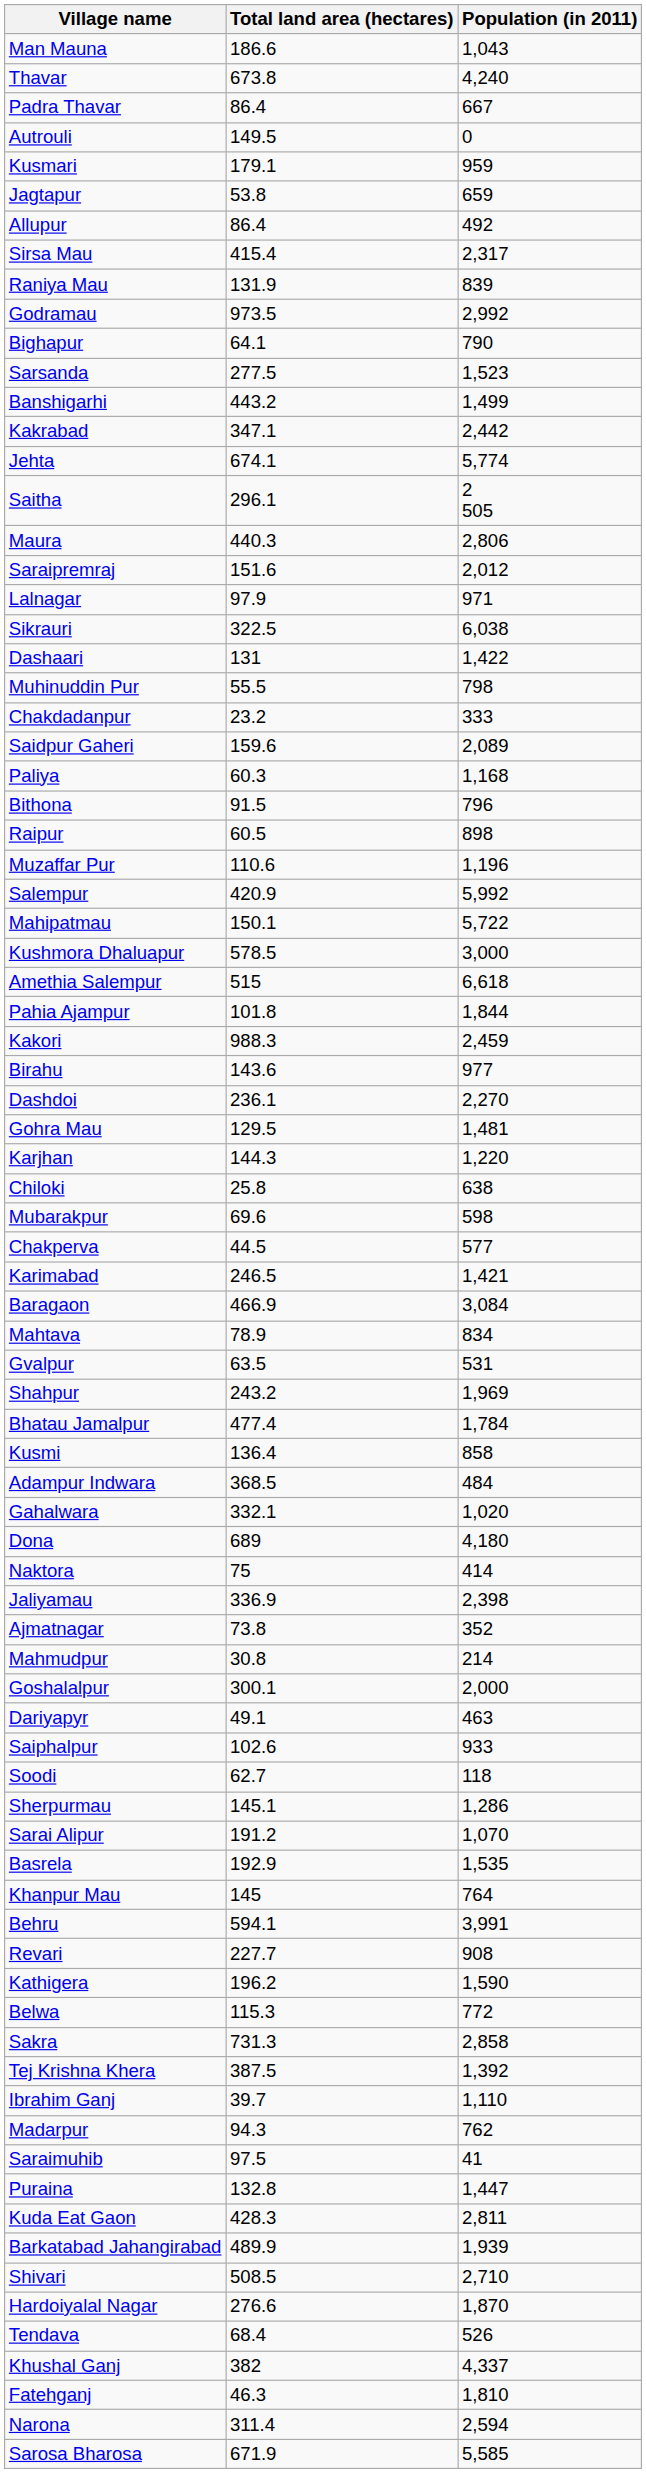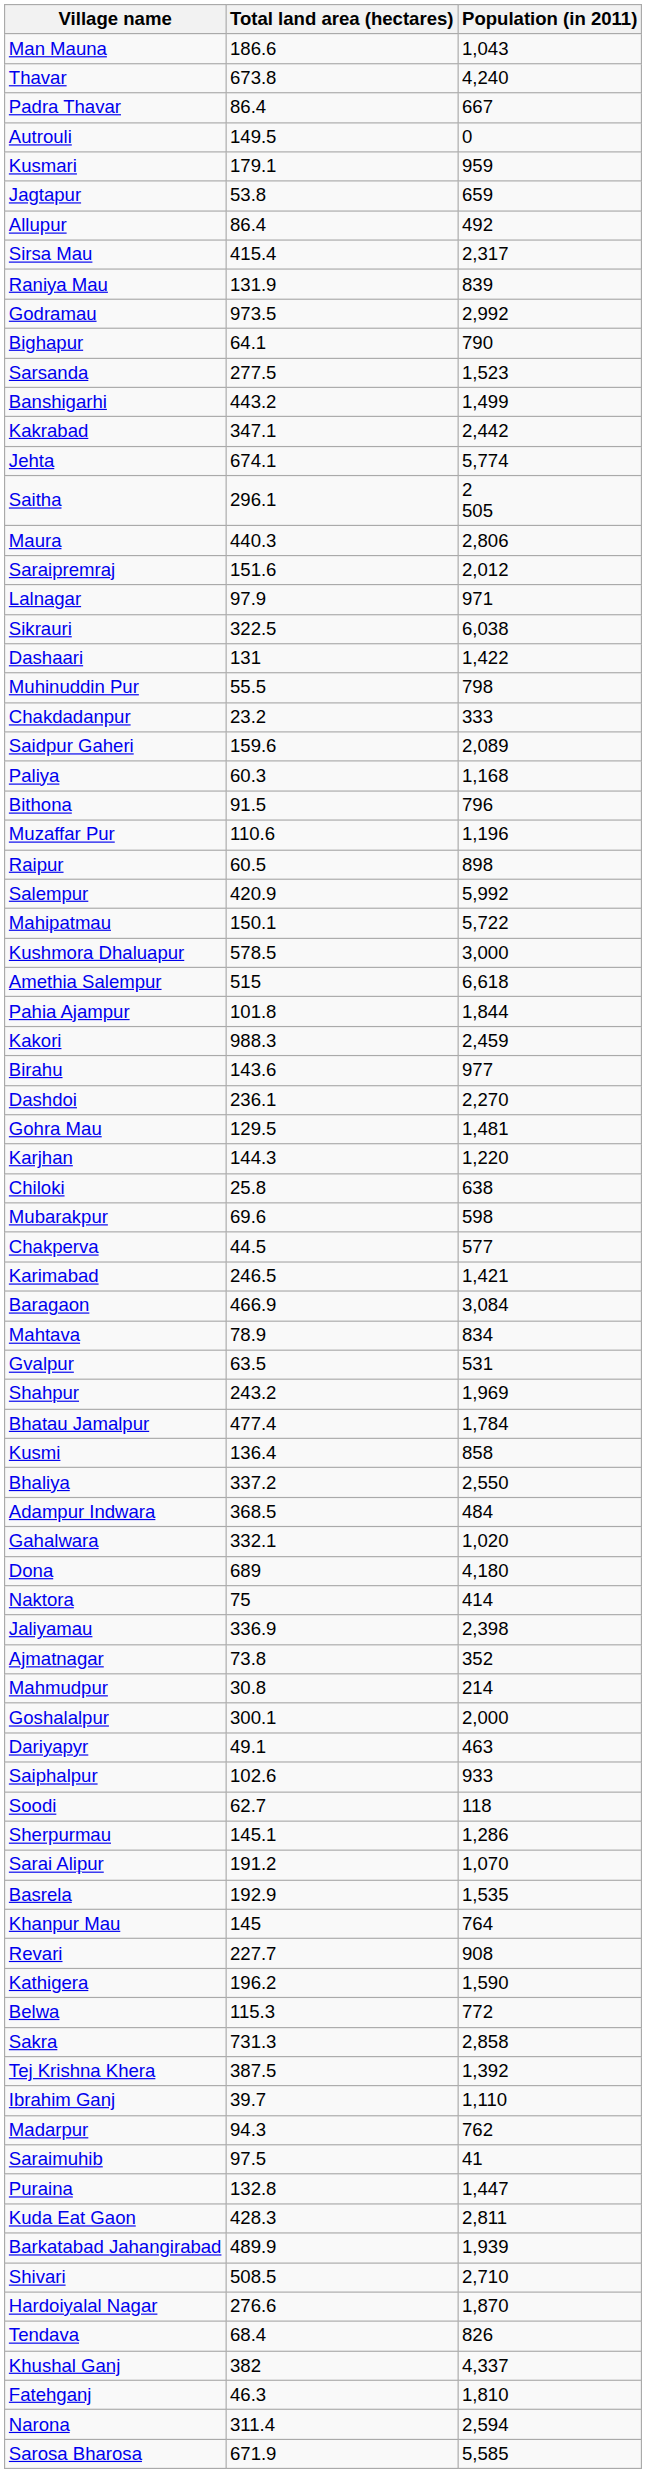rows swapped: (62, 864) <-> (36, 834)
+ row: (39, 1482)
- row: (34, 1923)
(478, 2336) 526 -> (478, 2336) 826
